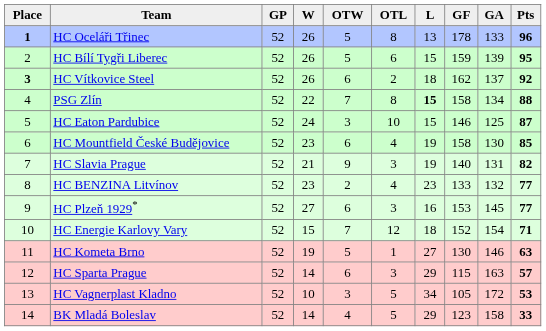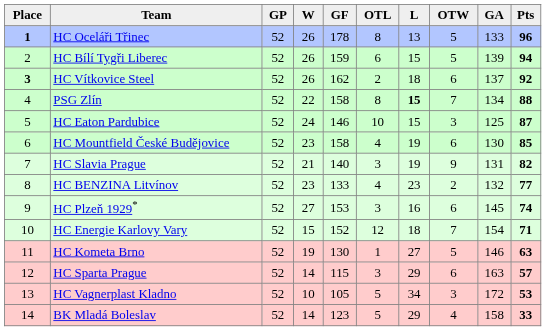columns swapped: (348, 15) <-> (461, 15)
(526, 57) 95 -> (526, 57) 94
(526, 207) 77 -> (526, 207) 74
